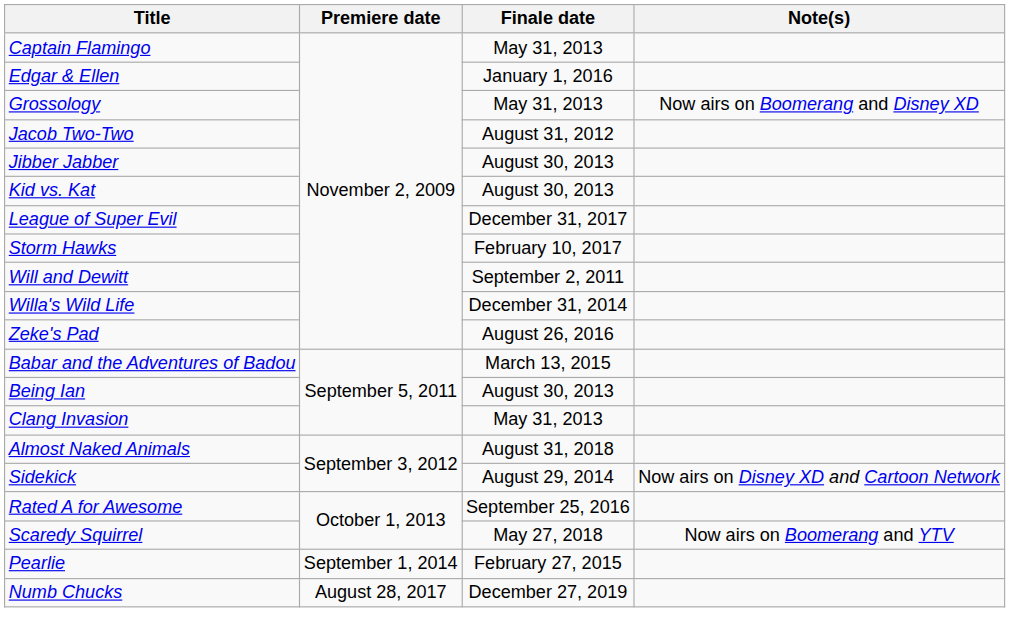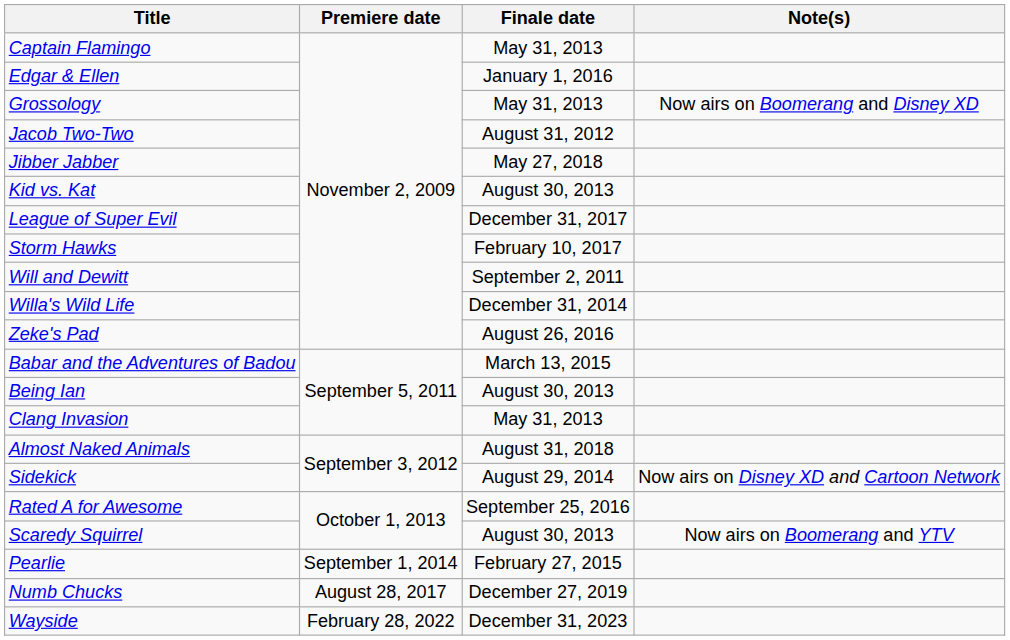(548, 162) August 30, 2013 -> (548, 162) May 27, 2018
(548, 534) May 27, 2018 -> (548, 534) August 30, 2013
+ row: (43, 620)
